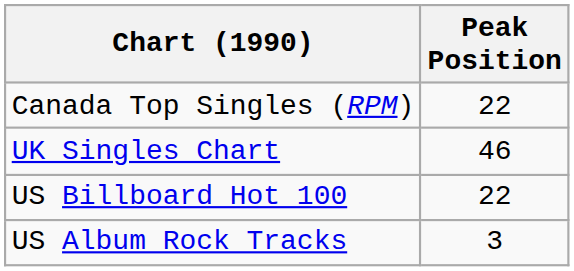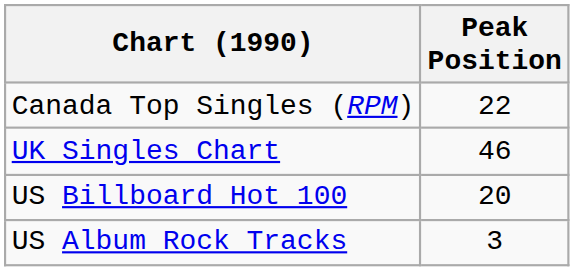(495, 197) 22 -> (495, 197) 20
